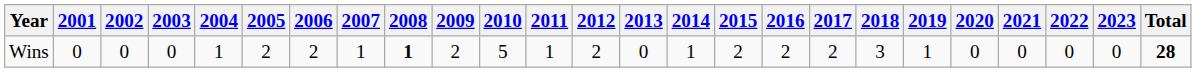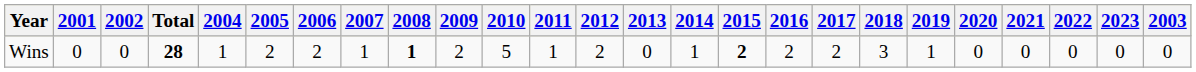columns swapped: (172, 20) <-> (1166, 20)
(738, 51) normal -> (742, 51) bold
